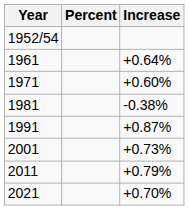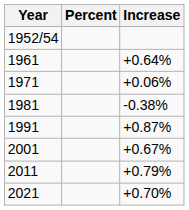(147, 82) +0.60% -> (147, 82) +0.06%
(147, 149) +0.73% -> (147, 149) +0.67%
